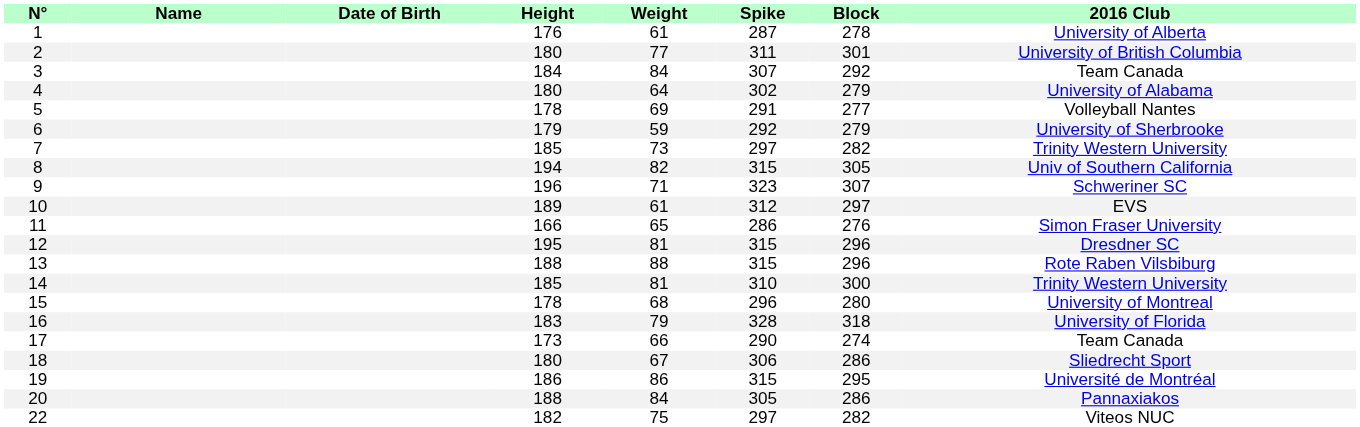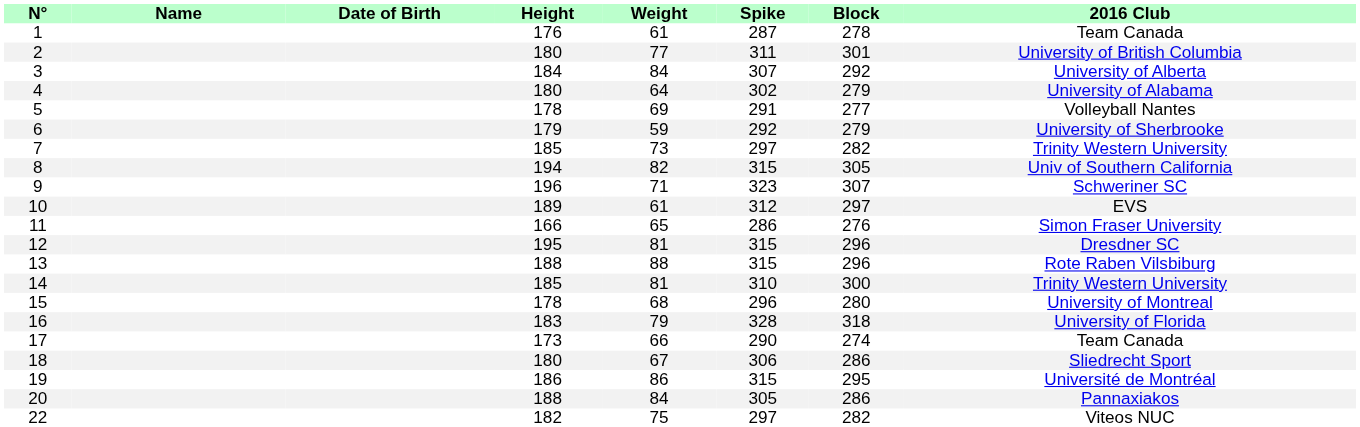(1130, 32) University of Alberta -> (1130, 32) Team Canada
(1130, 71) Team Canada -> (1130, 71) University of Alberta
